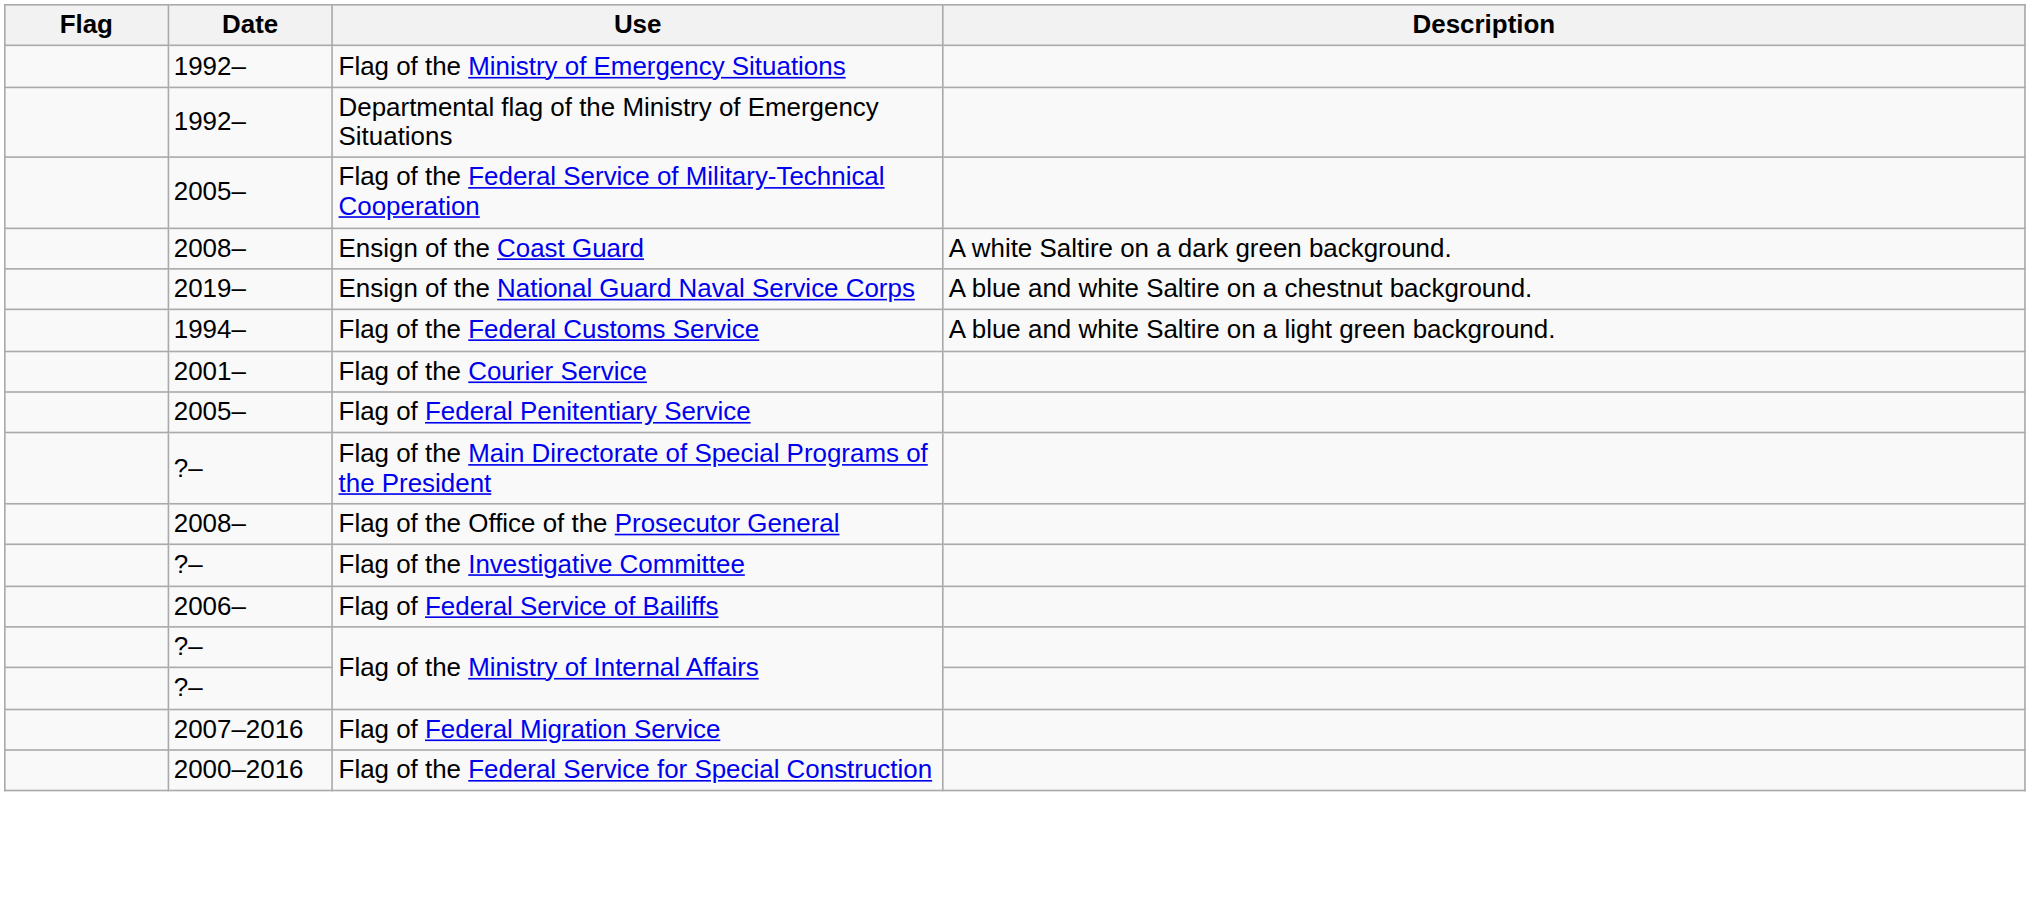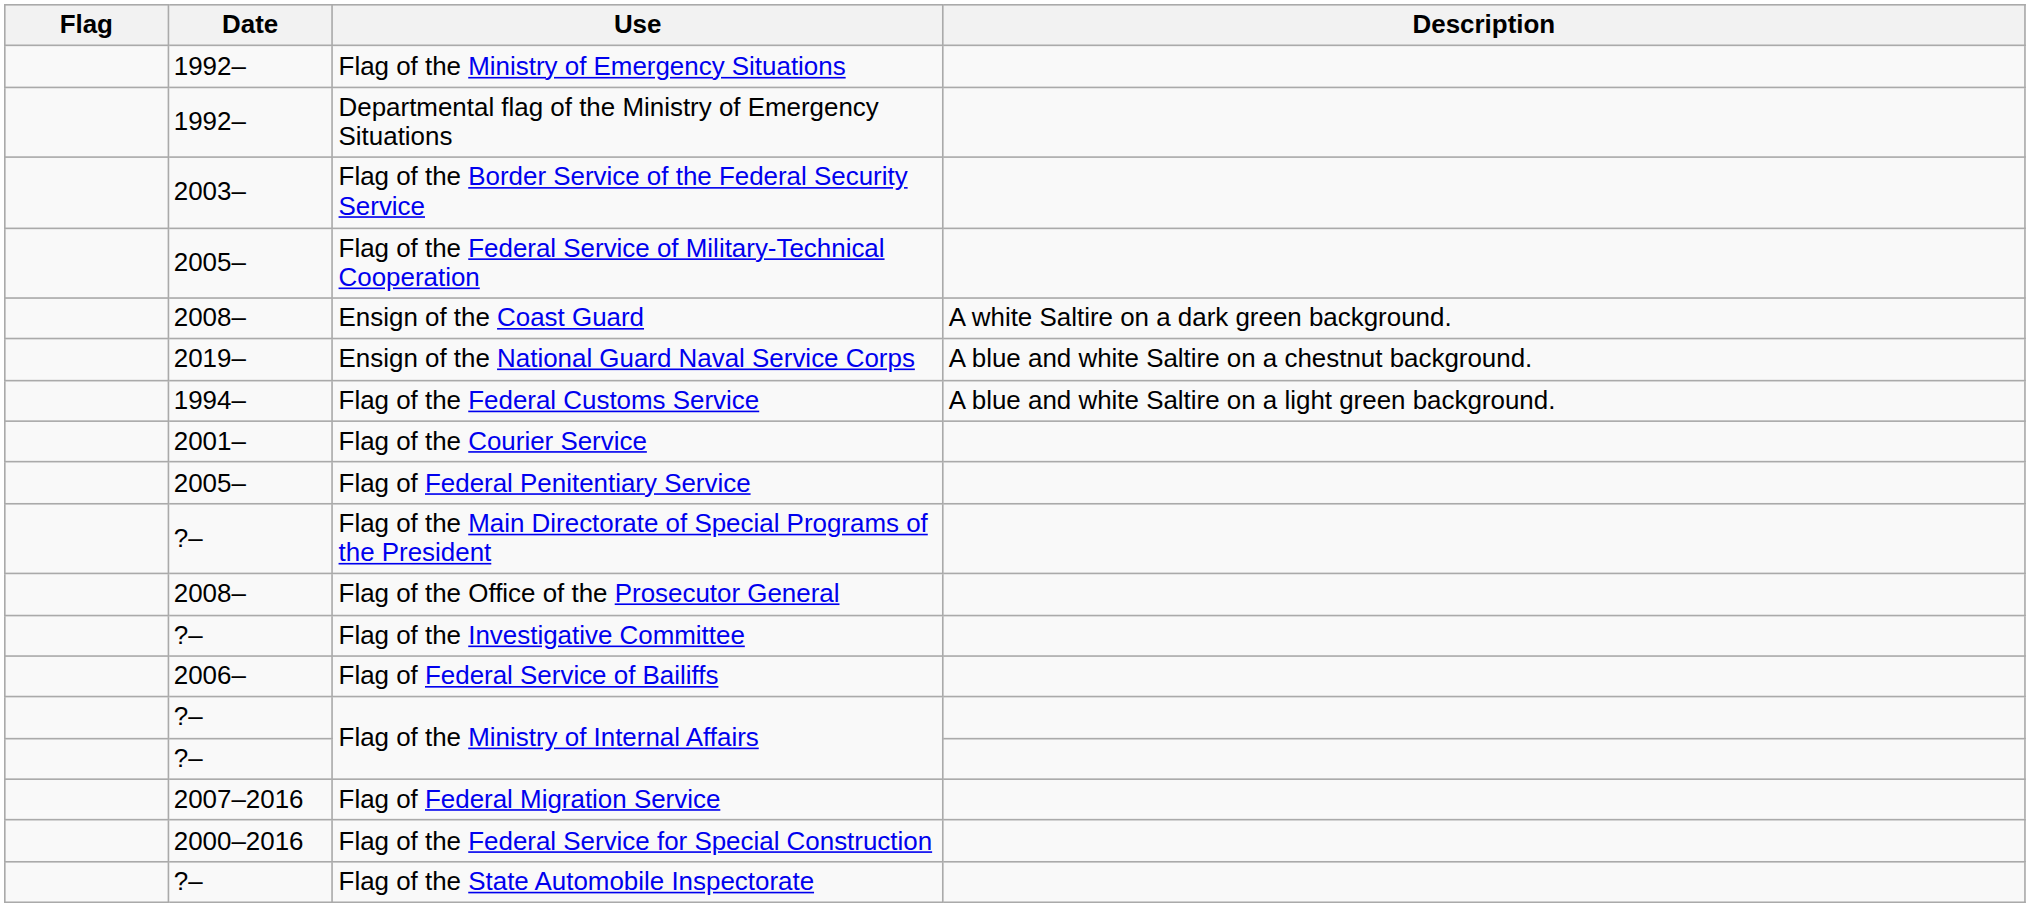+ row: (210, 192)
+ row: (188, 881)
